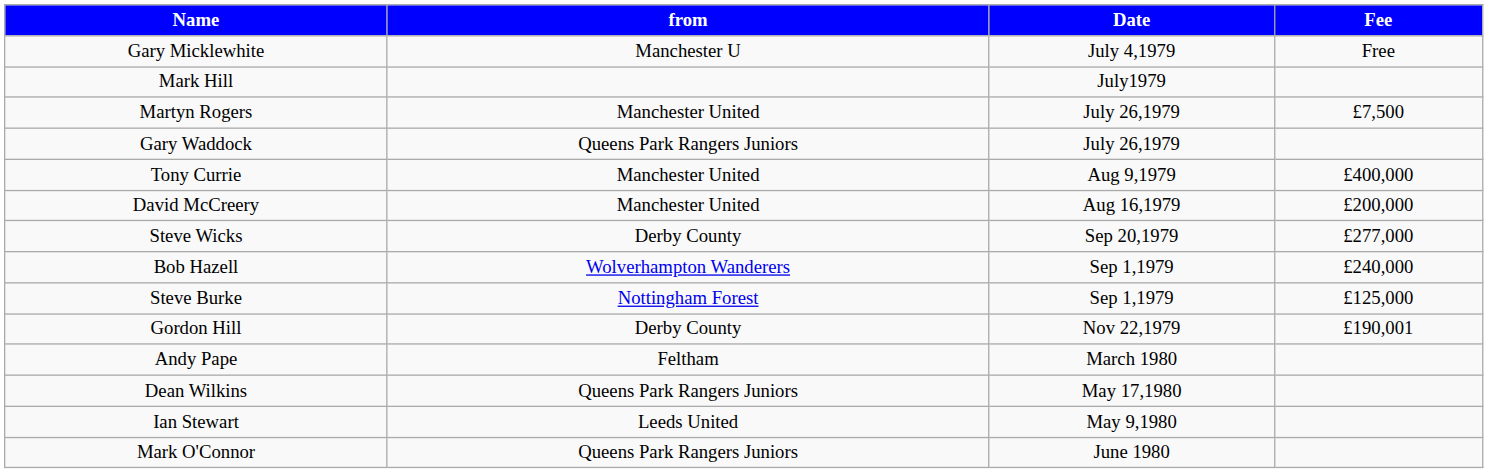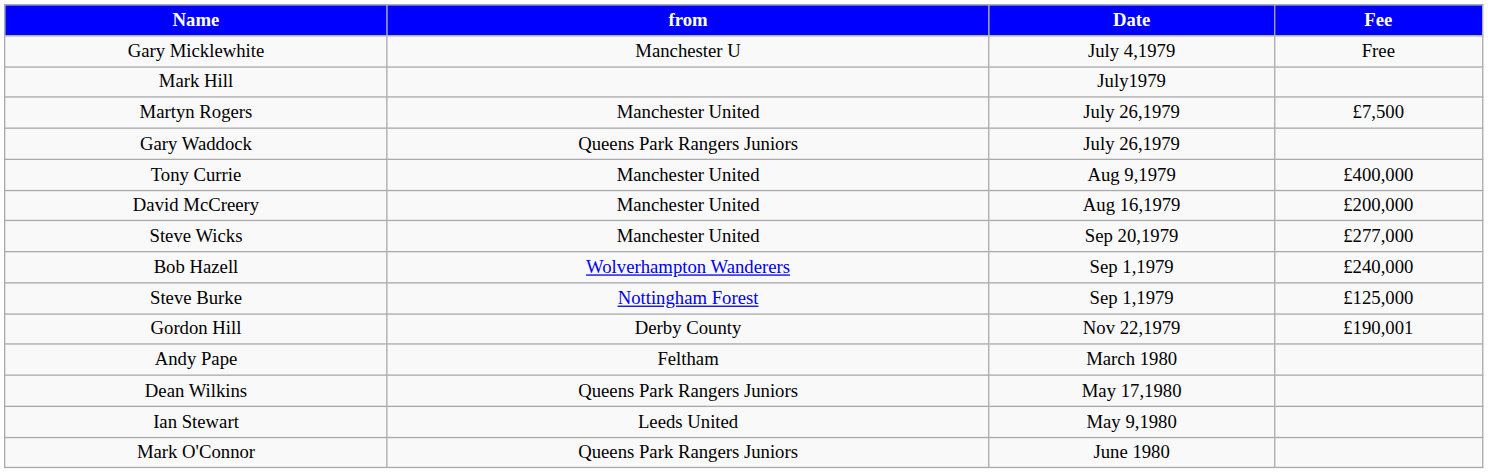(688, 236) Derby County -> (688, 236) Manchester United
